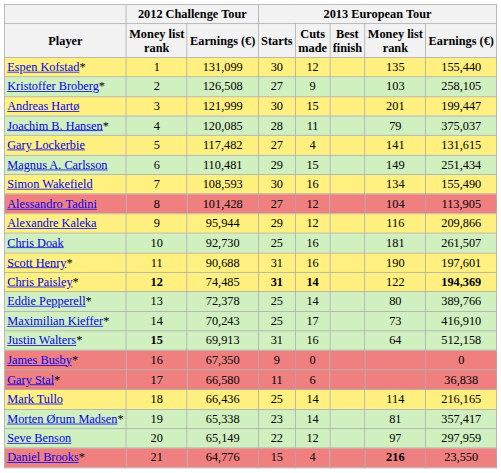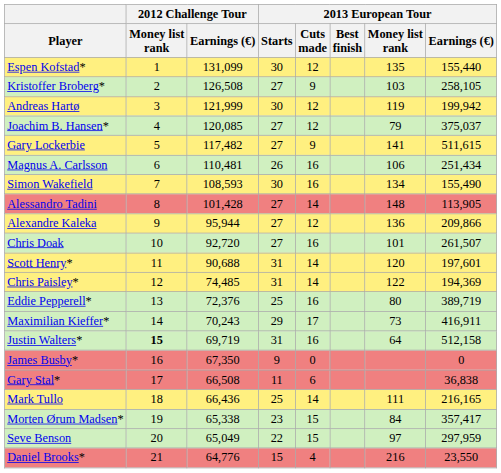(313, 106) 15 -> (313, 106) 12
(395, 106) 201 -> (395, 106) 119
(461, 106) 199,447 -> (461, 106) 199,942
(277, 125) 28 -> (277, 125) 27
(313, 125) 11 -> (313, 125) 12
(313, 145) 4 -> (313, 145) 9
(461, 145) 131,615 -> (461, 145) 511,615
(277, 164) 29 -> (277, 164) 26
(313, 164) 15 -> (313, 164) 16
(395, 164) 149 -> (395, 164) 106
(313, 203) 12 -> (313, 203) 14
(395, 203) 104 -> (395, 203) 148
(277, 223) 29 -> (277, 223) 27
(395, 223) 116 -> (395, 223) 136
(223, 243) 92,730 -> (223, 243) 92,720
(277, 243) 25 -> (277, 243) 27
(395, 243) 181 -> (395, 243) 101
(313, 262) 16 -> (313, 262) 14
(395, 262) 190 -> (395, 262) 120
(157, 282) bold -> (157, 282) normal
(277, 282) bold -> (277, 282) normal
(313, 282) bold -> (313, 282) normal
(461, 282) bold -> (461, 282) normal
(223, 301) 72,378 -> (223, 301) 72,376
(313, 301) 14 -> (313, 301) 16
(461, 301) 389,766 -> (461, 301) 389,719
(277, 321) 25 -> (277, 321) 29
(461, 321) 416,910 -> (461, 321) 416,911
(223, 340) 69,913 -> (223, 340) 69,719
(223, 379) 66,580 -> (223, 379) 66,508
(395, 399) 114 -> (395, 399) 111
(313, 418) 14 -> (313, 418) 15
(395, 418) 81 -> (395, 418) 84
(223, 438) 65,149 -> (223, 438) 65,049
(313, 438) 12 -> (313, 438) 15
(395, 457) bold -> (395, 457) normal
